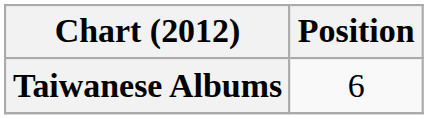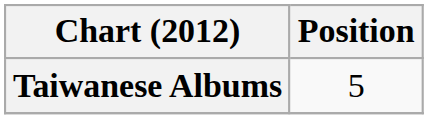(356, 85) 6 -> (356, 85) 5
